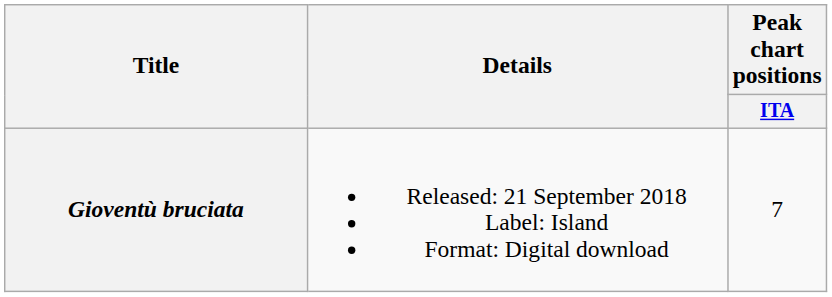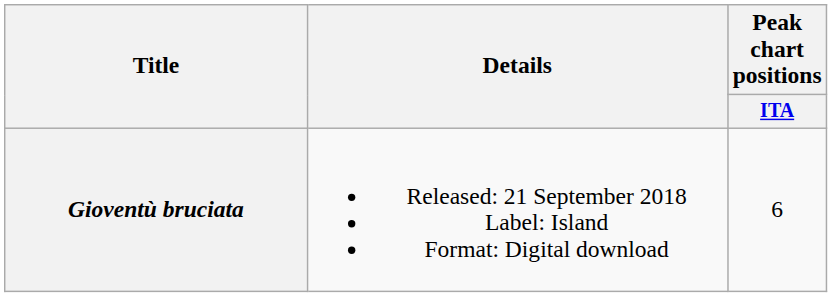(777, 209) 7 -> (777, 209) 6
